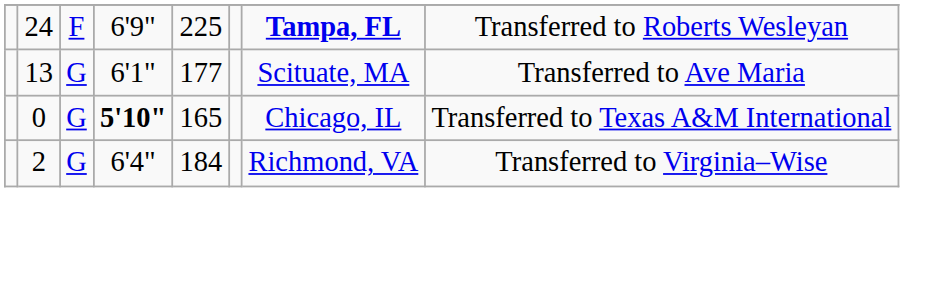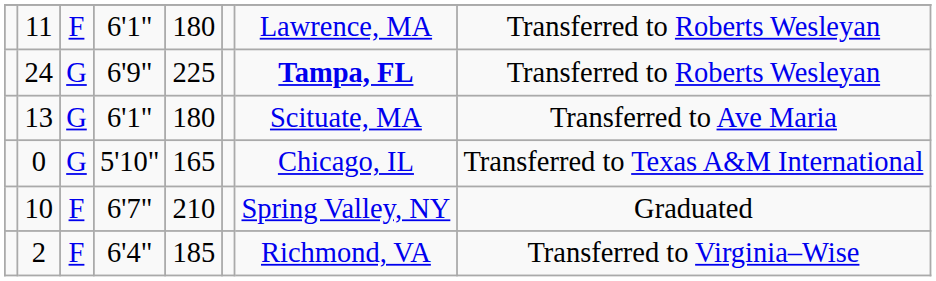+ row: (39, 27)
(76, 27) F -> (76, 72) G
(201, 72) 177 -> (194, 117) 180
(133, 117) bold -> (130, 162) normal
+ row: (39, 207)
(76, 162) G -> (76, 252) F
(201, 162) 184 -> (194, 252) 185
